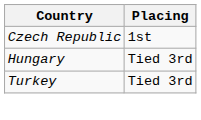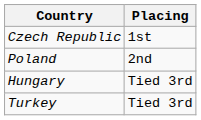+ row: (32, 60)
